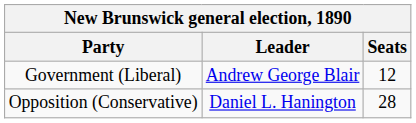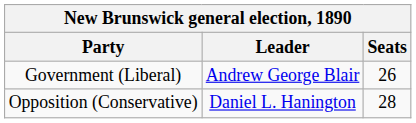(387, 74) 12 -> (387, 74) 26
